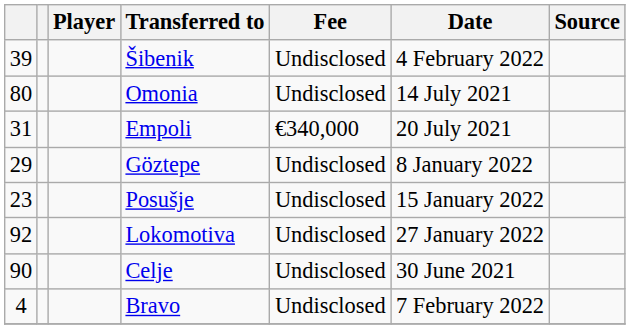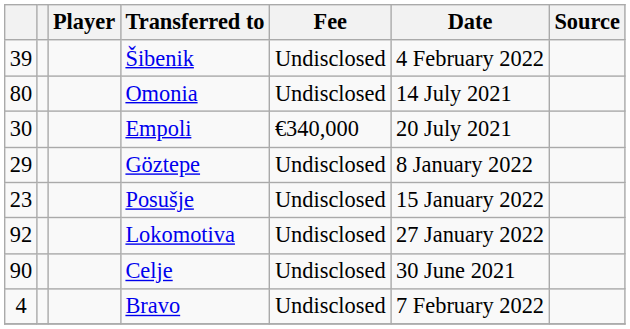(21, 128) 31 -> (21, 128) 30
